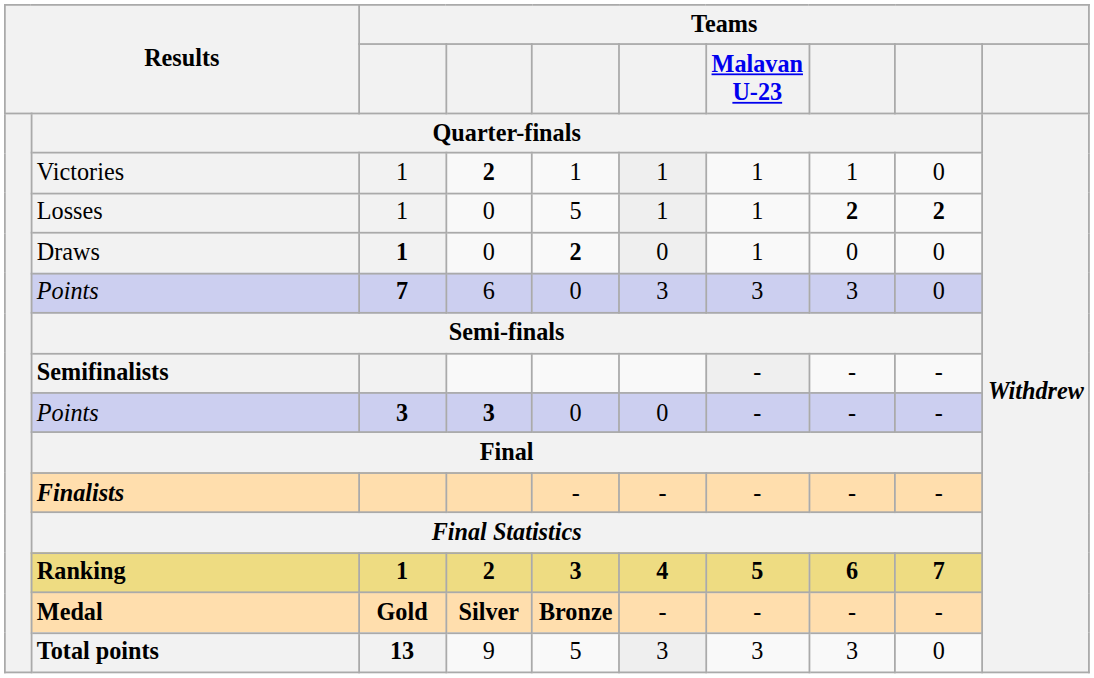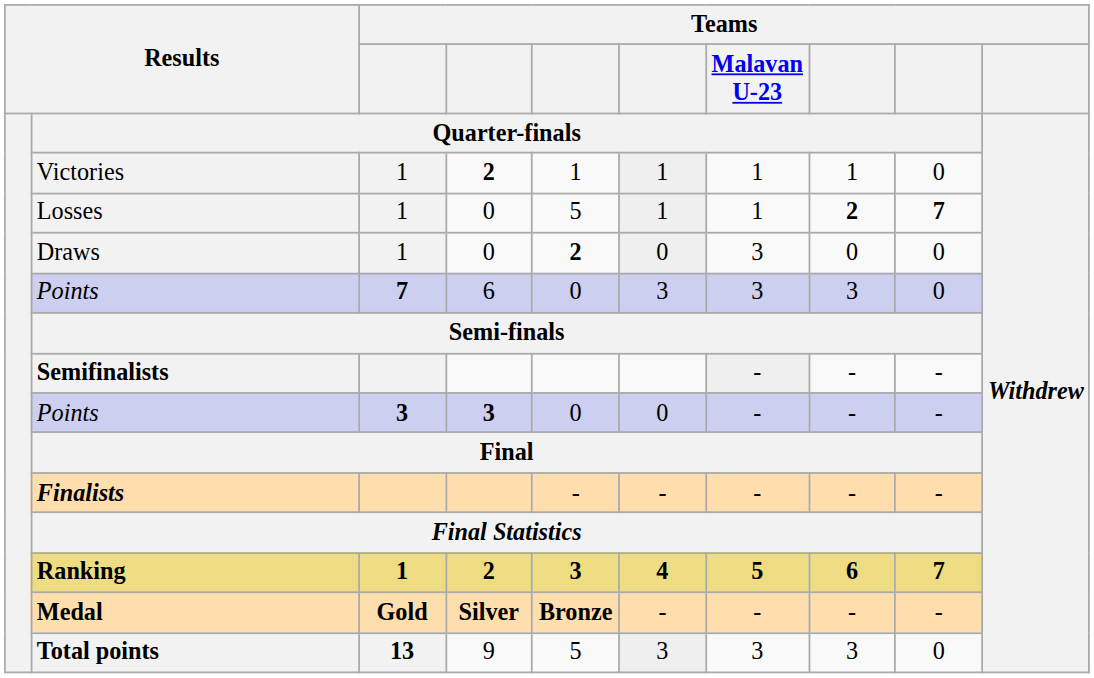(939, 212) 2 -> (939, 212) 7
(402, 252) bold -> (402, 252) normal
(757, 252) 1 -> (757, 252) 3
